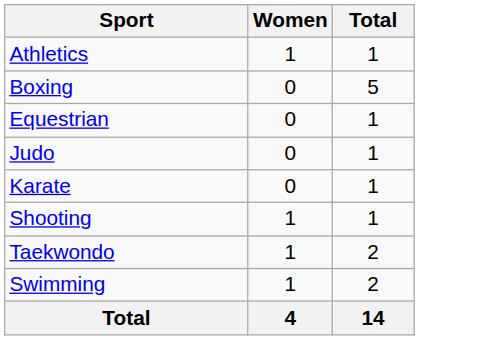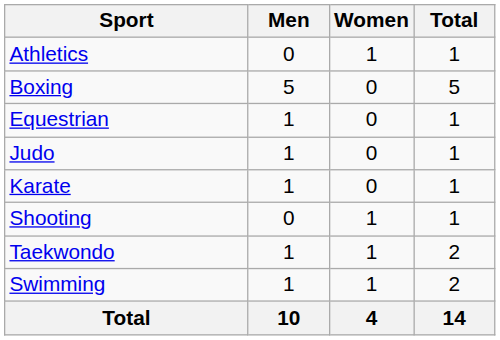+ column: (289, 20)
